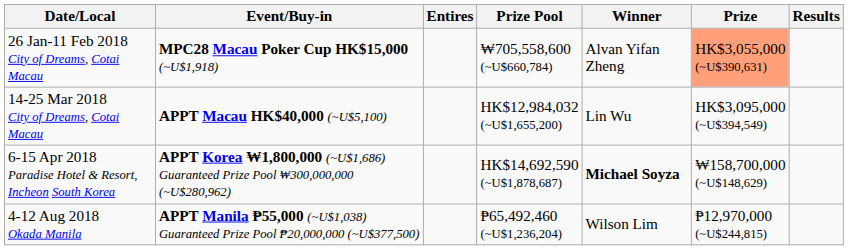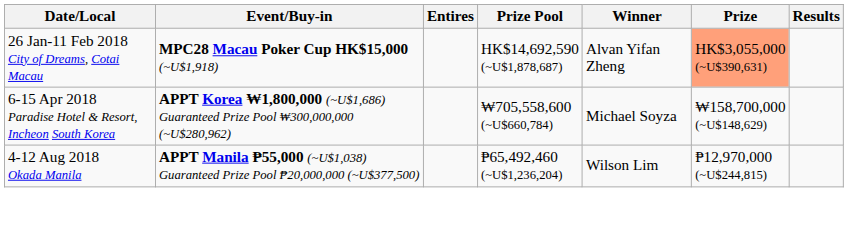(526, 57) ₩705,558,600 (~U$660,784) -> (530, 57) HK$14,692,590 (~U$1,878,687)
- row: (64, 116)
(530, 174) HK$14,692,590 (~U$1,878,687) -> (526, 116) ₩705,558,600 (~U$660,784)
(633, 174) bold -> (631, 116) normal
